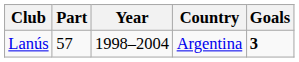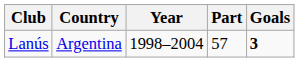columns swapped: (209, 17) <-> (72, 17)
